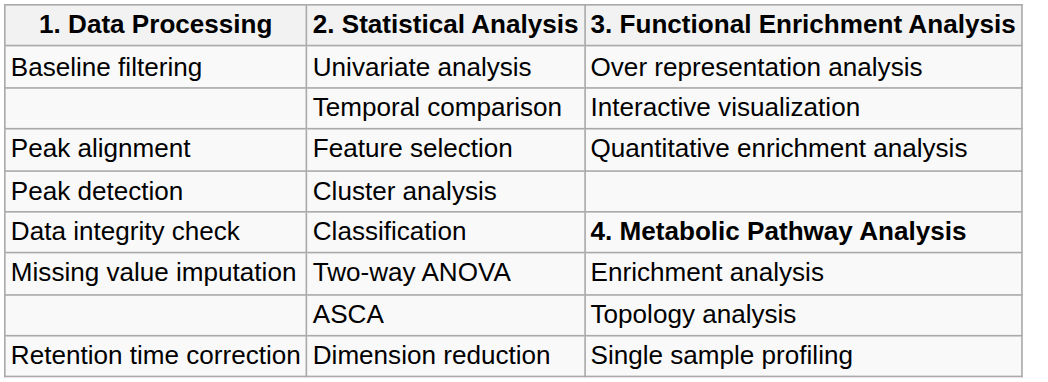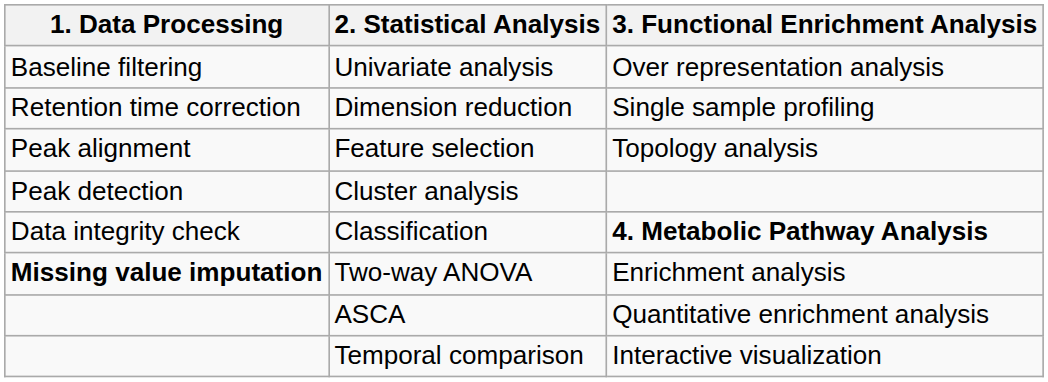rows swapped: (432, 356) <-> (437, 107)
(779, 149) Quantitative enrichment analysis -> (715, 149) Topology analysis
(154, 273) normal -> (167, 273) bold
(693, 314) Topology analysis -> (801, 314) Quantitative enrichment analysis
